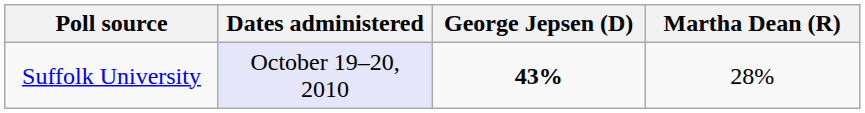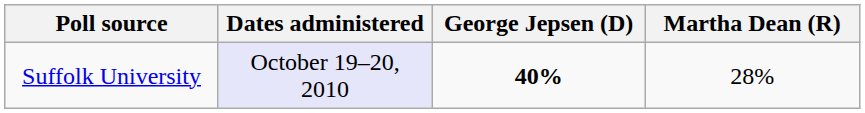(539, 75) 43% -> (539, 75) 40%
